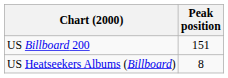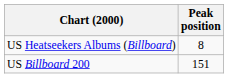rows swapped: (48, 45) <-> (91, 63)
